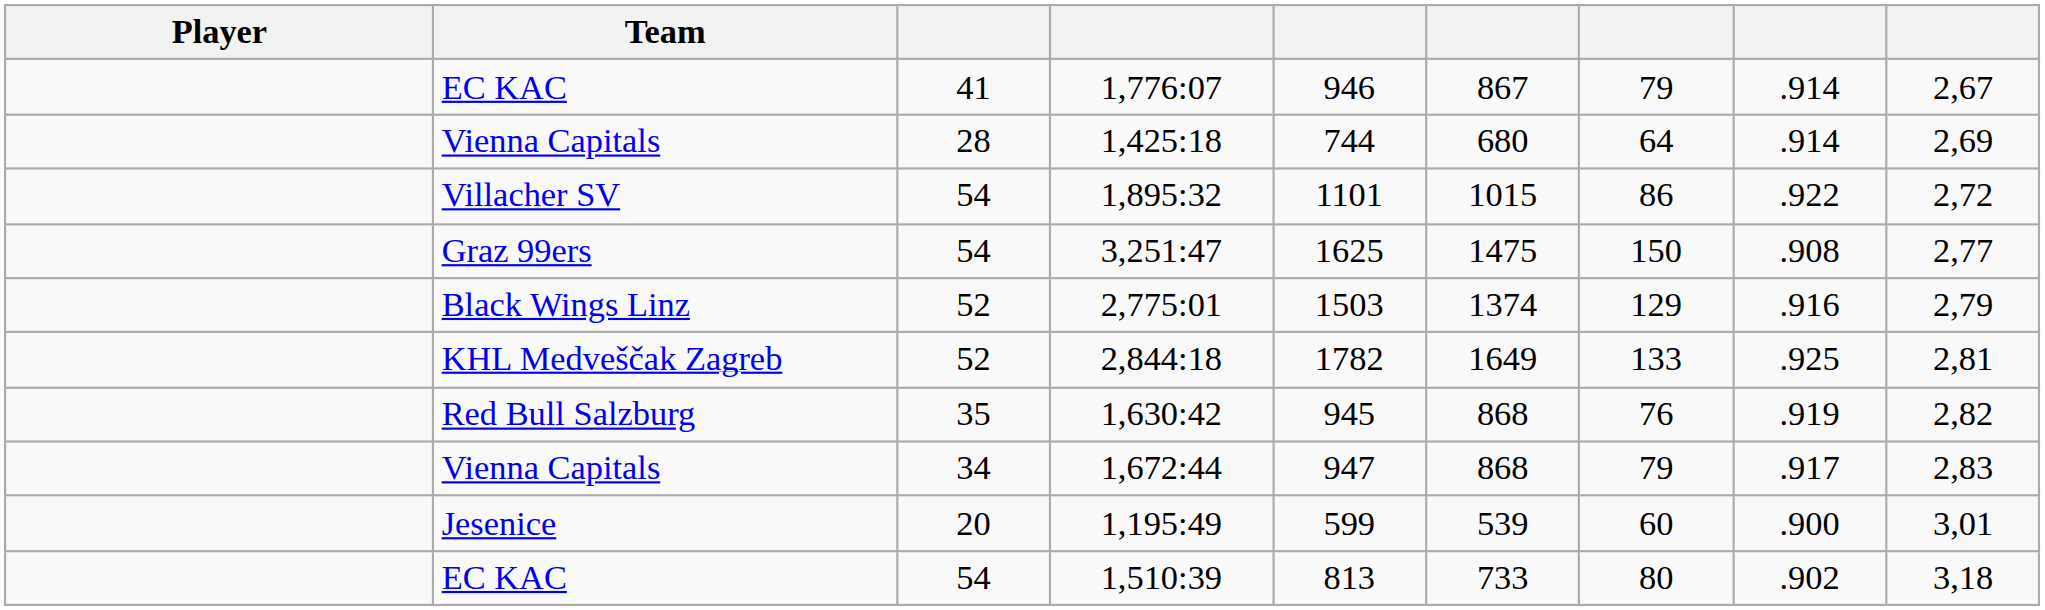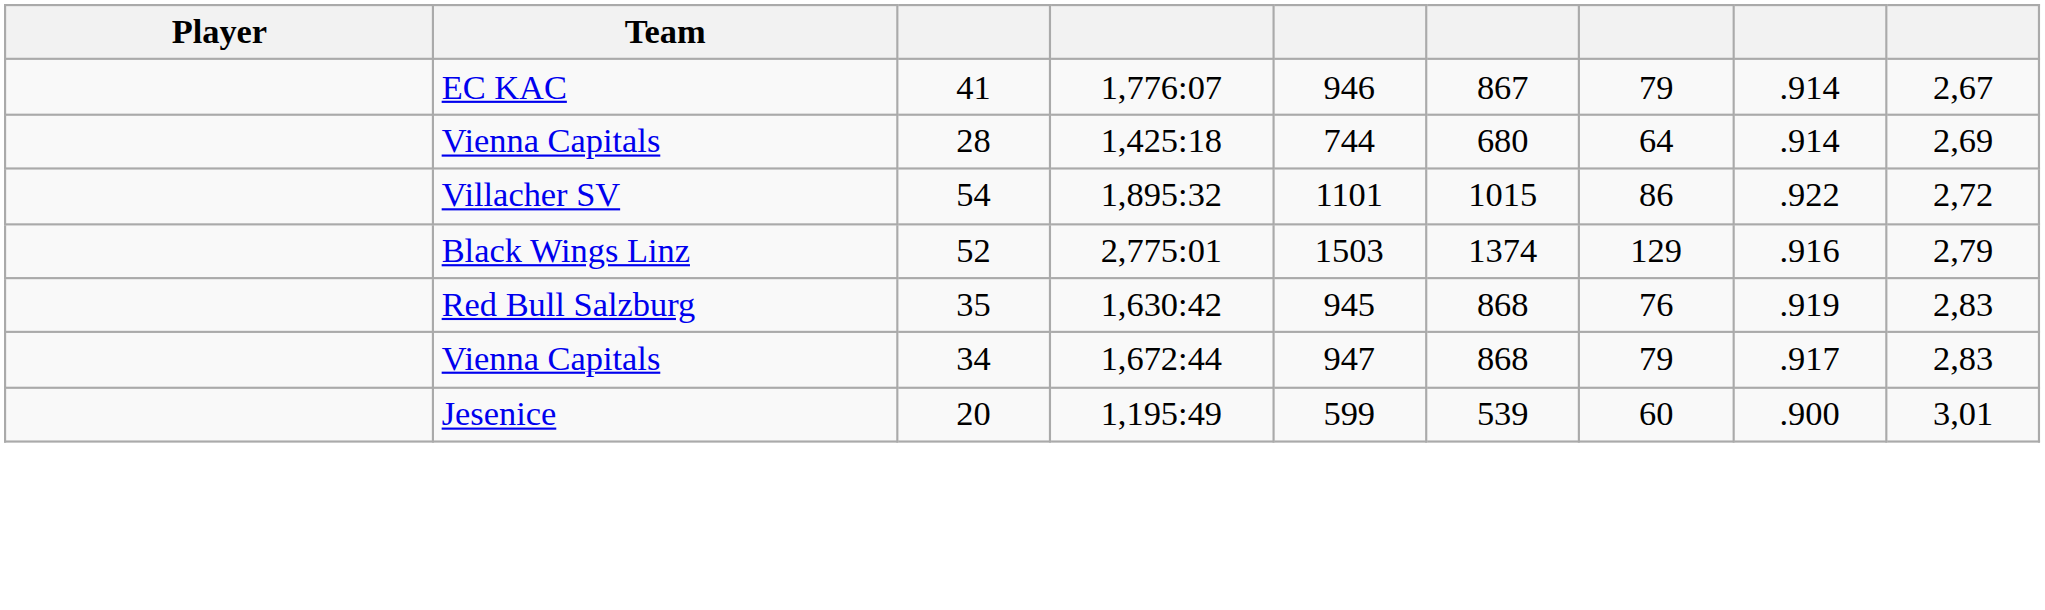- row: (1161, 250)
- row: (1161, 359)
(1963, 413) 2,82 -> (1963, 304) 2,83
- row: (1161, 577)
